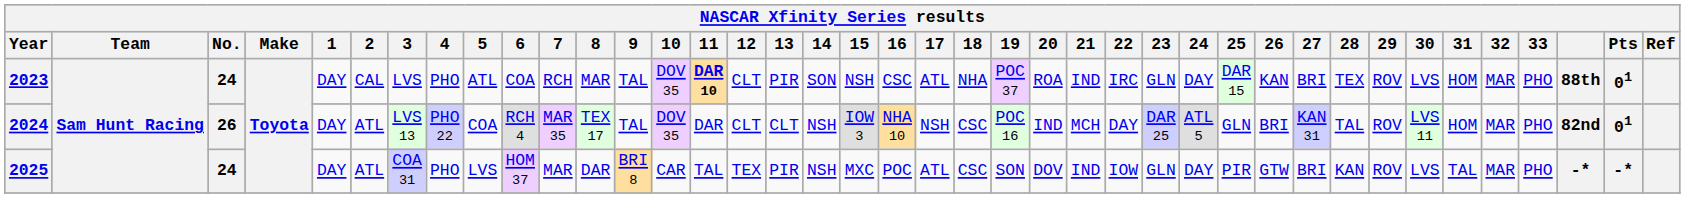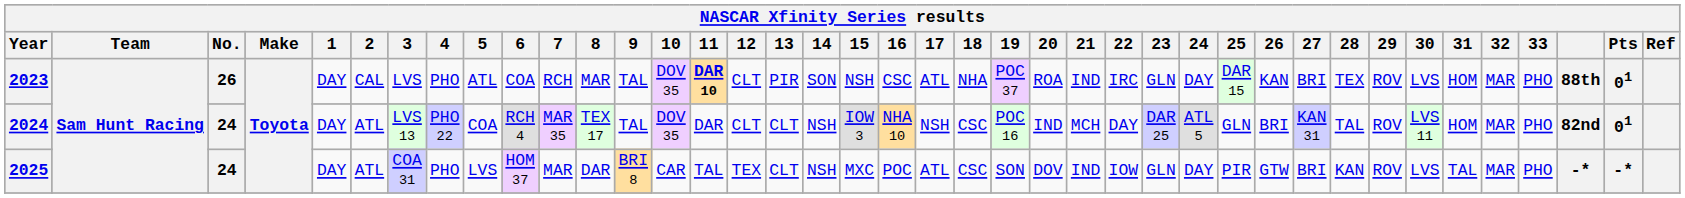(227, 81) 24 -> (227, 81) 26
(227, 126) 26 -> (227, 126) 24
(784, 171) PIR -> (784, 171) CLT
